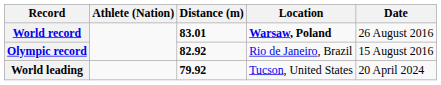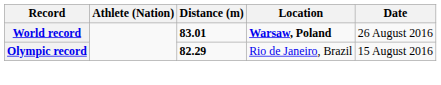(193, 51) 82.92 -> (193, 51) 82.29
- row: (47, 70)
